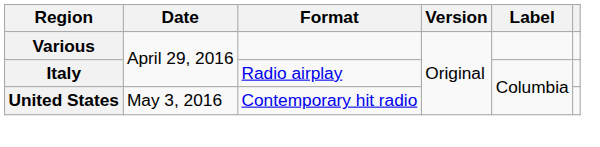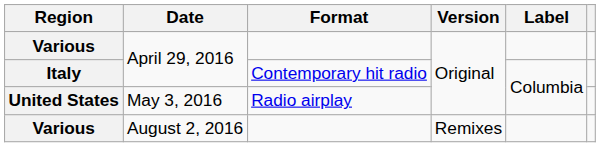(292, 73) Radio airplay -> (339, 73) Contemporary hit radio
(329, 100) Contemporary hit radio -> (302, 100) Radio airplay
+ row: (64, 127)
